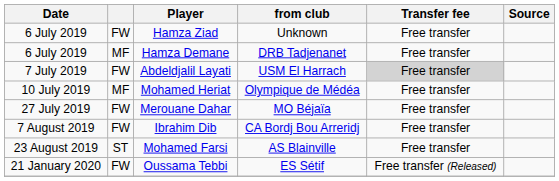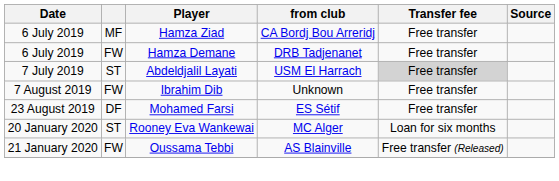(121, 33) FW -> (113, 33) MF
(302, 33) Unknown -> (318, 33) CA Bordj Bou Arreridj
(121, 52) MF -> (113, 52) FW
(121, 71) FW -> (113, 71) ST
- row: (186, 90)
- row: (186, 109)
(302, 128) CA Bordj Bou Arreridj -> (318, 90) Unknown
(121, 147) ST -> (113, 109) DF
(302, 147) AS Blainville -> (318, 109) ES Sétif
+ row: (192, 128)
(302, 166) ES Sétif -> (318, 147) AS Blainville
